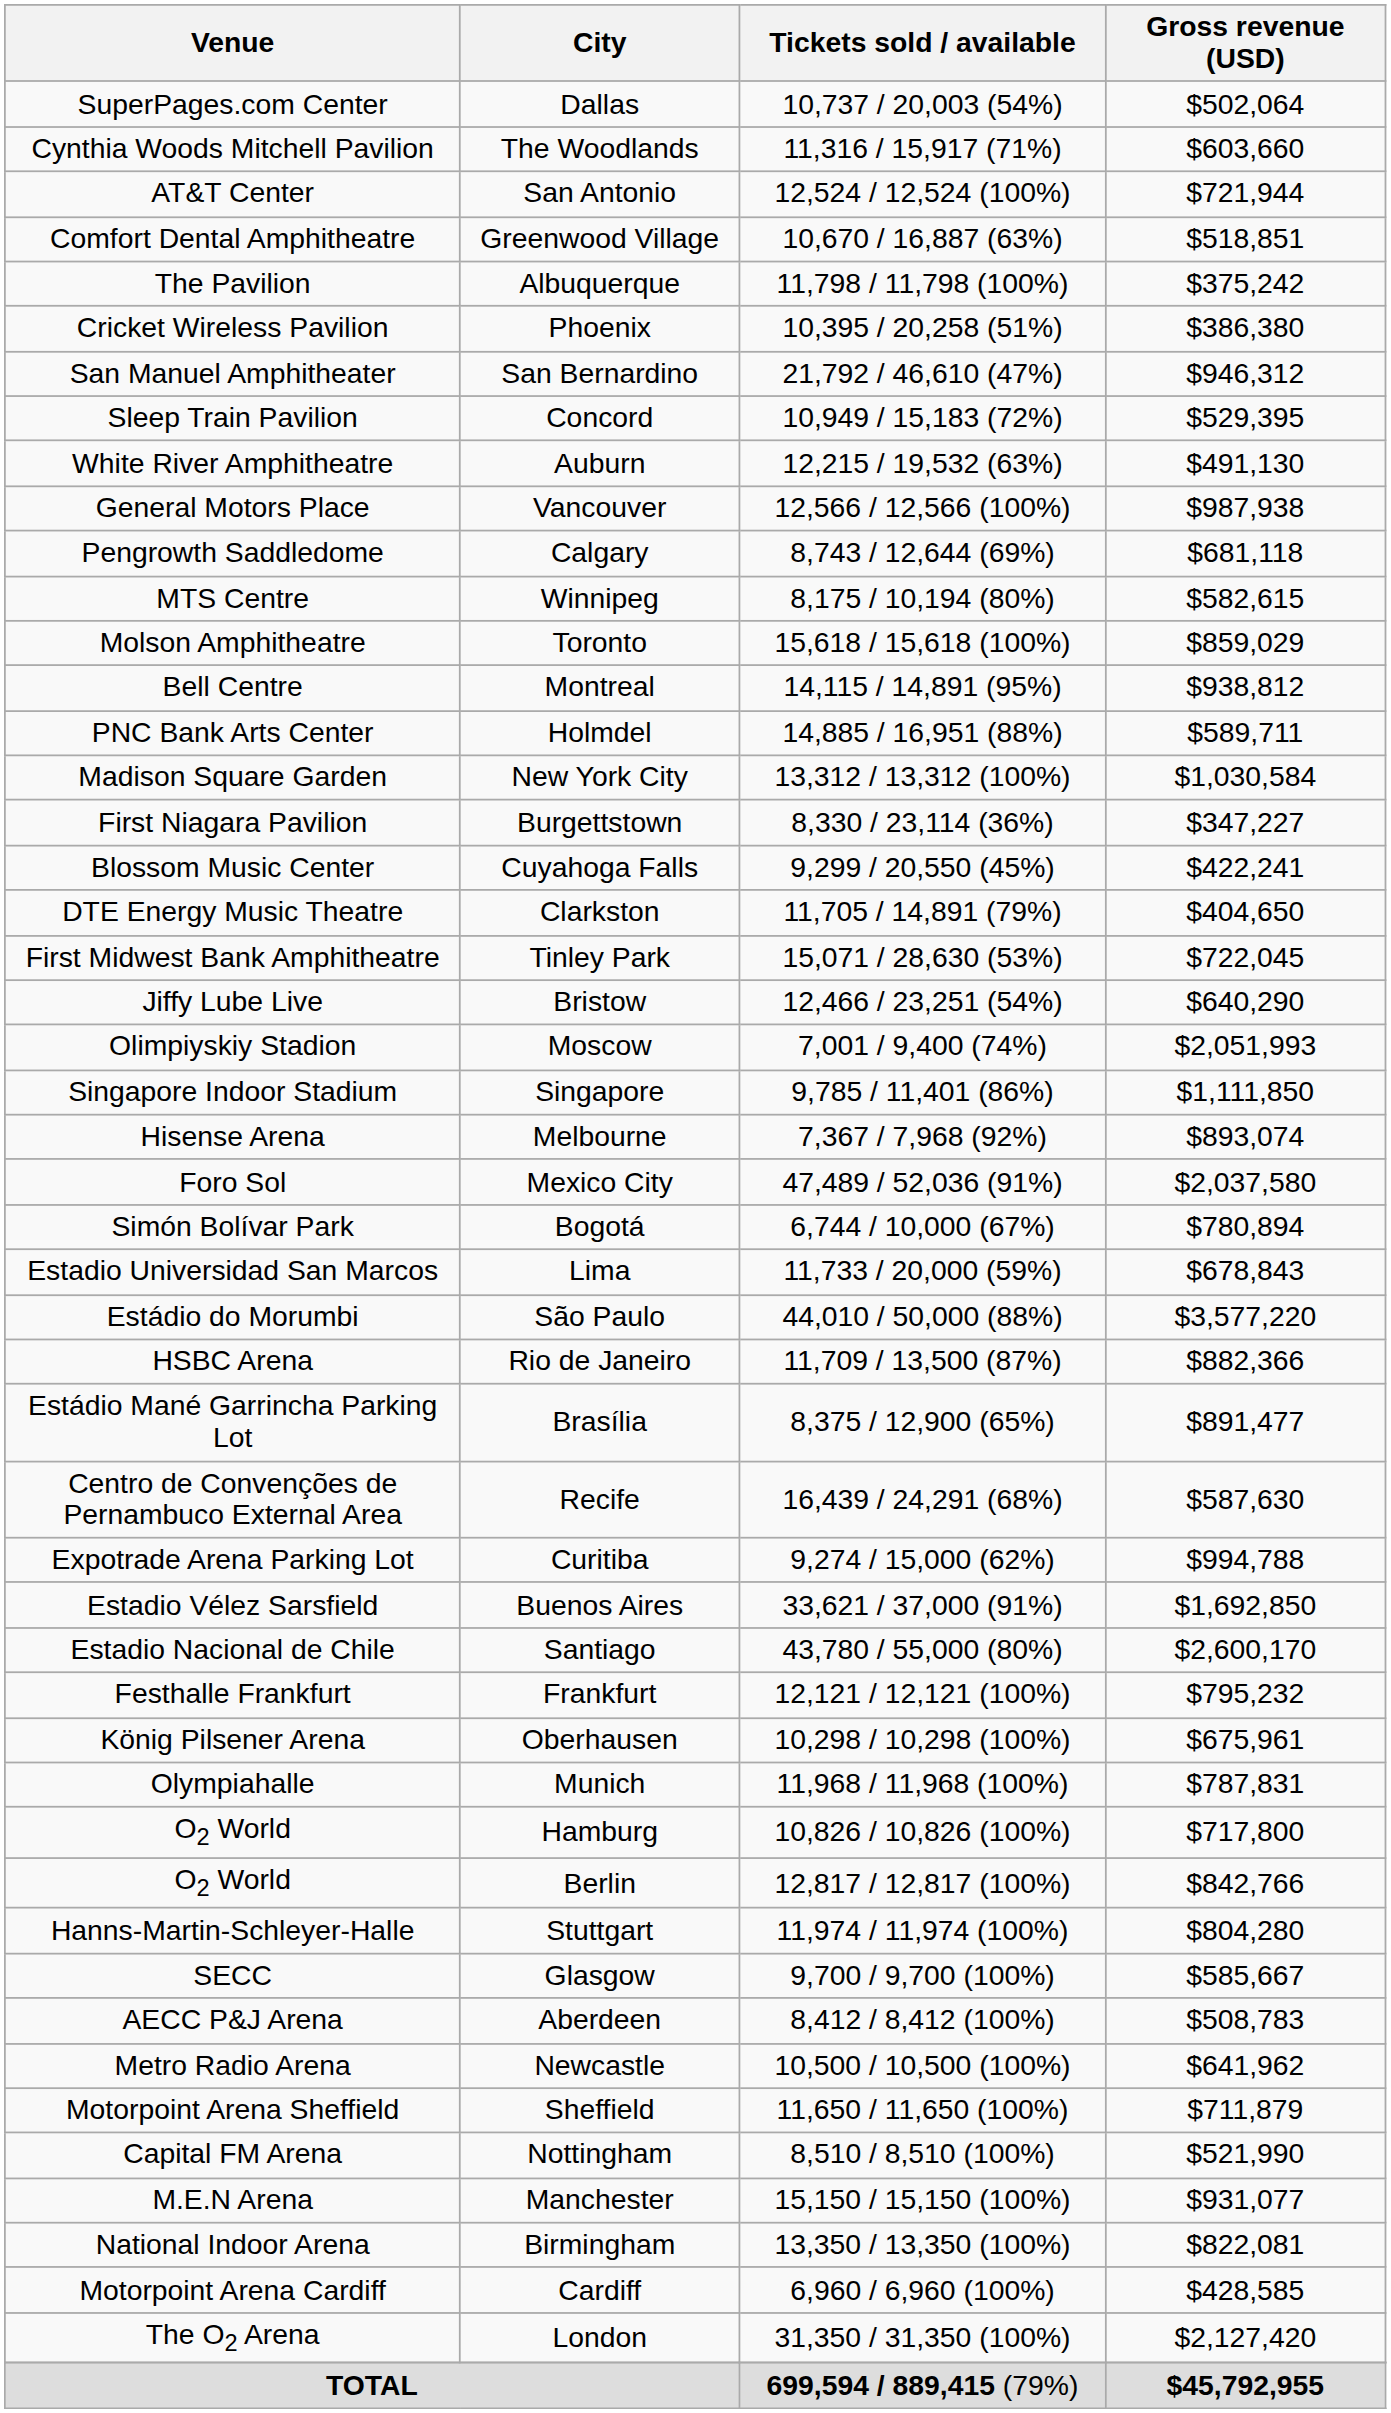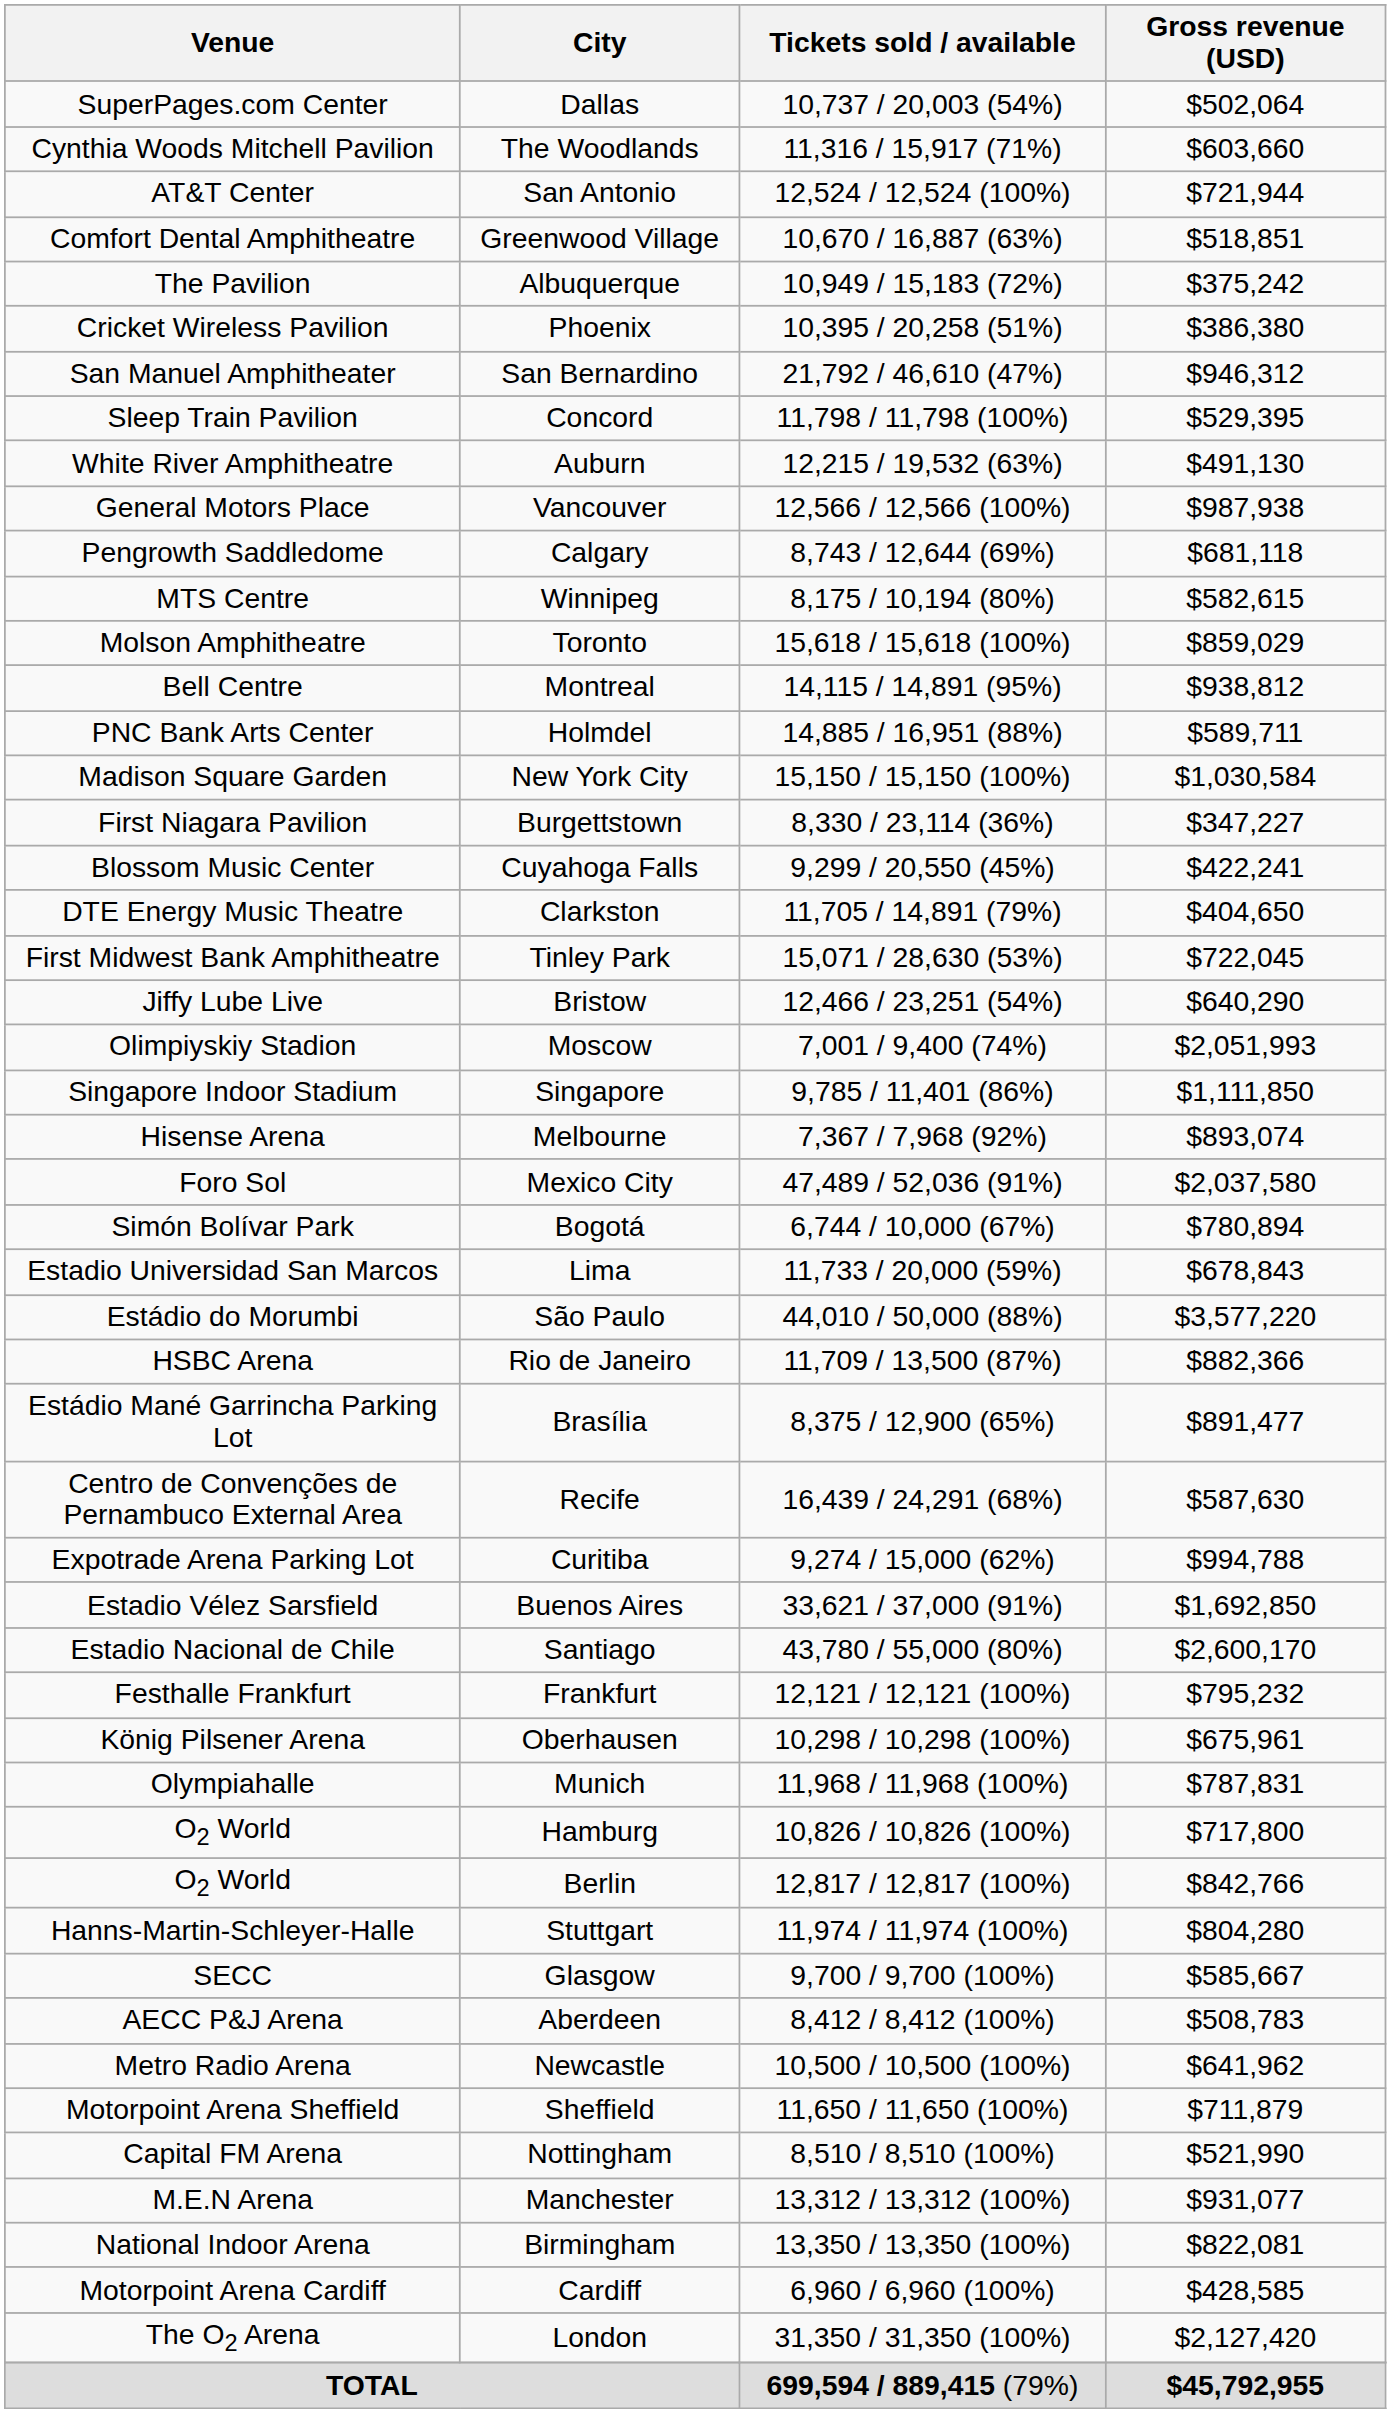(923, 283) 11,798 / 11,798 (100%) -> (923, 283) 10,949 / 15,183 (72%)
(923, 418) 10,949 / 15,183 (72%) -> (923, 418) 11,798 / 11,798 (100%)
(923, 777) 13,312 / 13,312 (100%) -> (923, 777) 15,150 / 15,150 (100%)
(923, 2199) 15,150 / 15,150 (100%) -> (923, 2199) 13,312 / 13,312 (100%)
